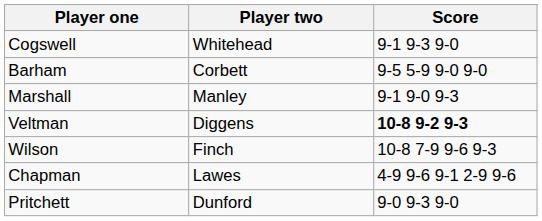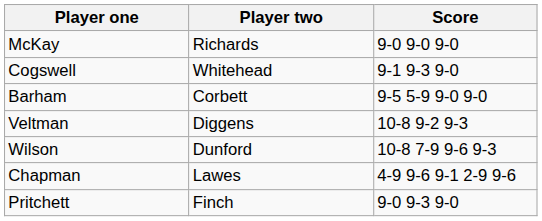+ row: (34, 44)
- row: (40, 96)
(423, 123) bold -> (423, 123) normal
(213, 149) Finch -> (222, 149) Dunford
(222, 202) Dunford -> (213, 202) Finch
